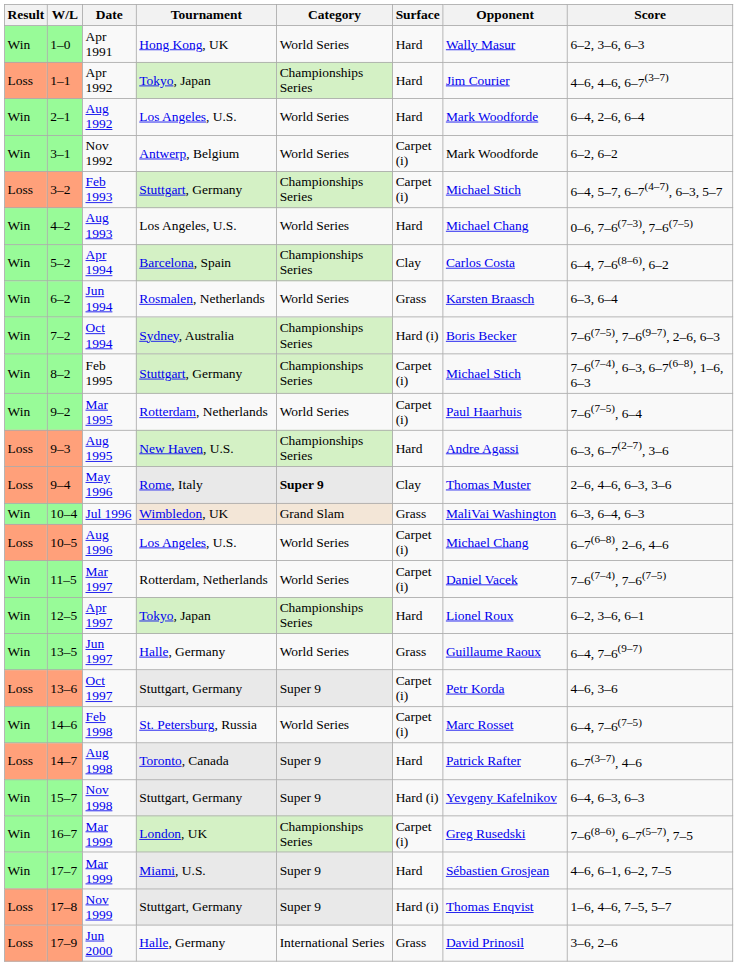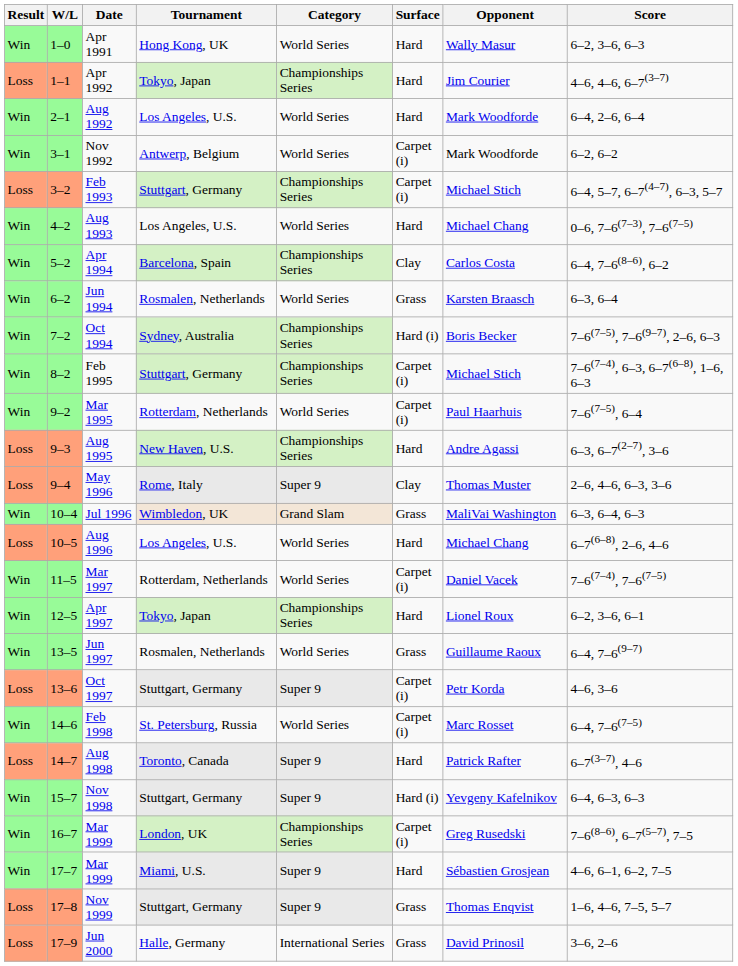(302, 484) bold -> (300, 484) normal
(414, 542) Carpet (i) -> (409, 542) Hard
(182, 651) Halle, Germany -> (202, 651) Rosmalen, Netherlands
(417, 906) Hard (i) -> (411, 906) Grass
